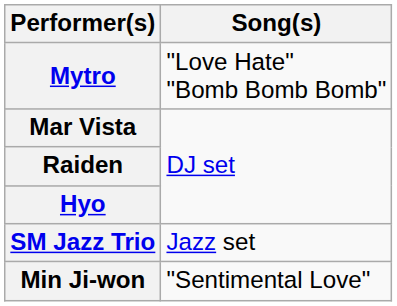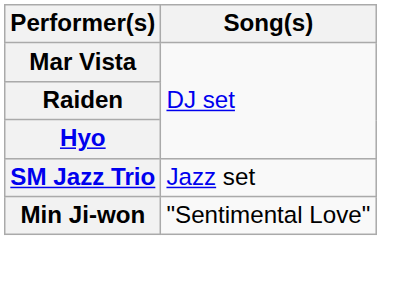- row: (83, 75)
